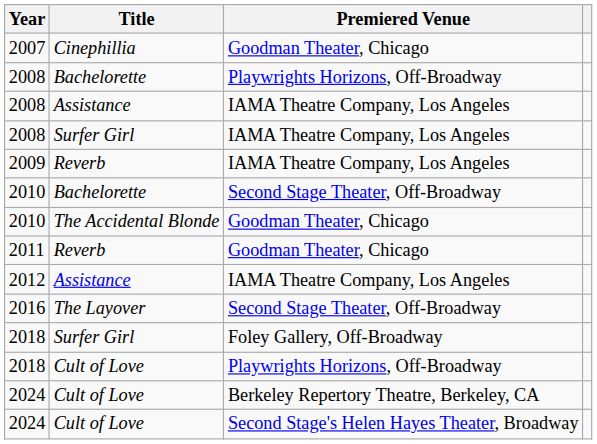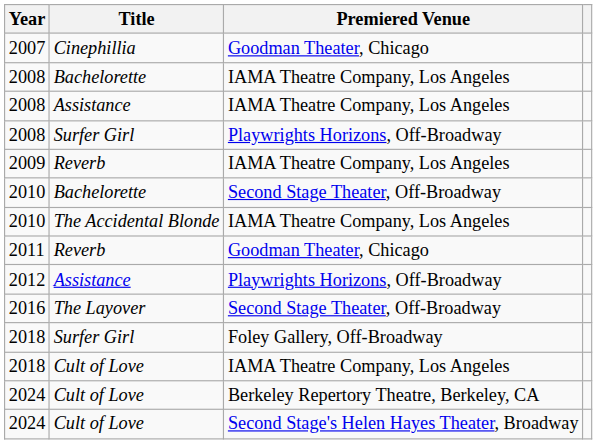(365, 76) Playwrights Horizons, Off-Broadway -> (369, 76) IAMA Theatre Company, Los Angeles
(369, 134) IAMA Theatre Company, Los Angeles -> (365, 134) Playwrights Horizons, Off-Broadway
(328, 221) Goodman Theater, Chicago -> (369, 221) IAMA Theatre Company, Los Angeles
(369, 279) IAMA Theatre Company, Los Angeles -> (365, 279) Playwrights Horizons, Off-Broadway
(365, 366) Playwrights Horizons, Off-Broadway -> (369, 366) IAMA Theatre Company, Los Angeles
